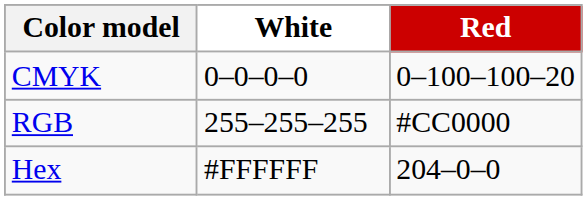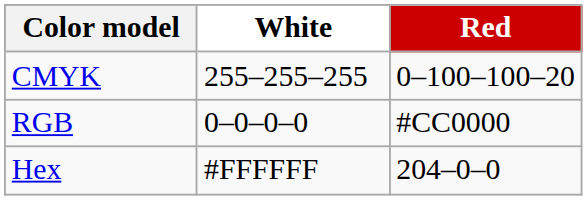(256, 75) 0–0–0–0 -> (286, 75) 255–255–255
(286, 122) 255–255–255 -> (256, 122) 0–0–0–0
